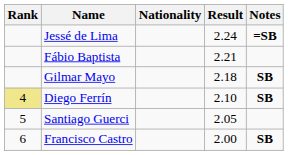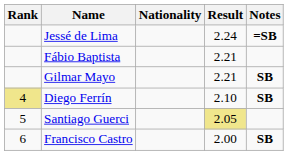(225, 77) 2.18 -> (225, 77) 2.21
(225, 118) no background -> (225, 118) khaki background
